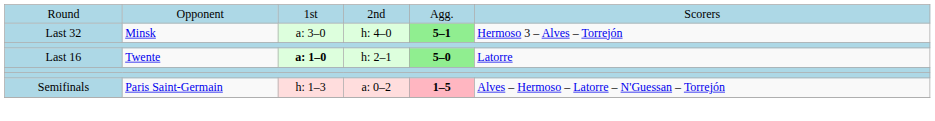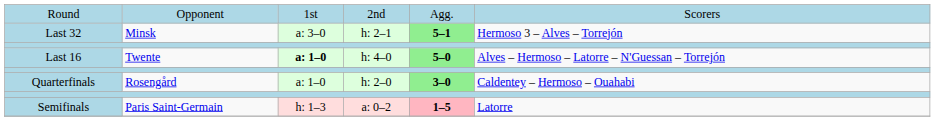(376, 33) h: 4–0 -> (376, 33) h: 2–1
(376, 57) h: 2–1 -> (376, 57) h: 4–0
(495, 57) Latorre -> (601, 57) Alves – Hermoso – Latorre – N'Guessan – Torrejón
+ row: (63, 82)
(601, 87) Alves – Hermoso – Latorre – N'Guessan – Torrejón -> (495, 106) Latorre
